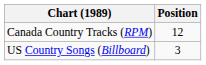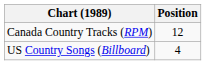(178, 50) 3 -> (178, 50) 4
